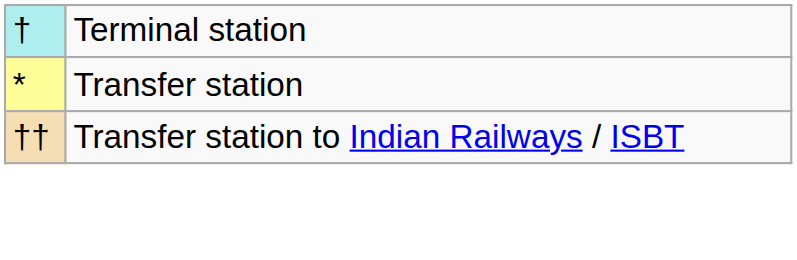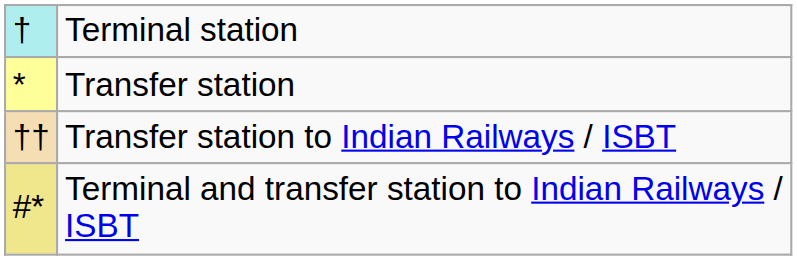+ row: (424, 207)
